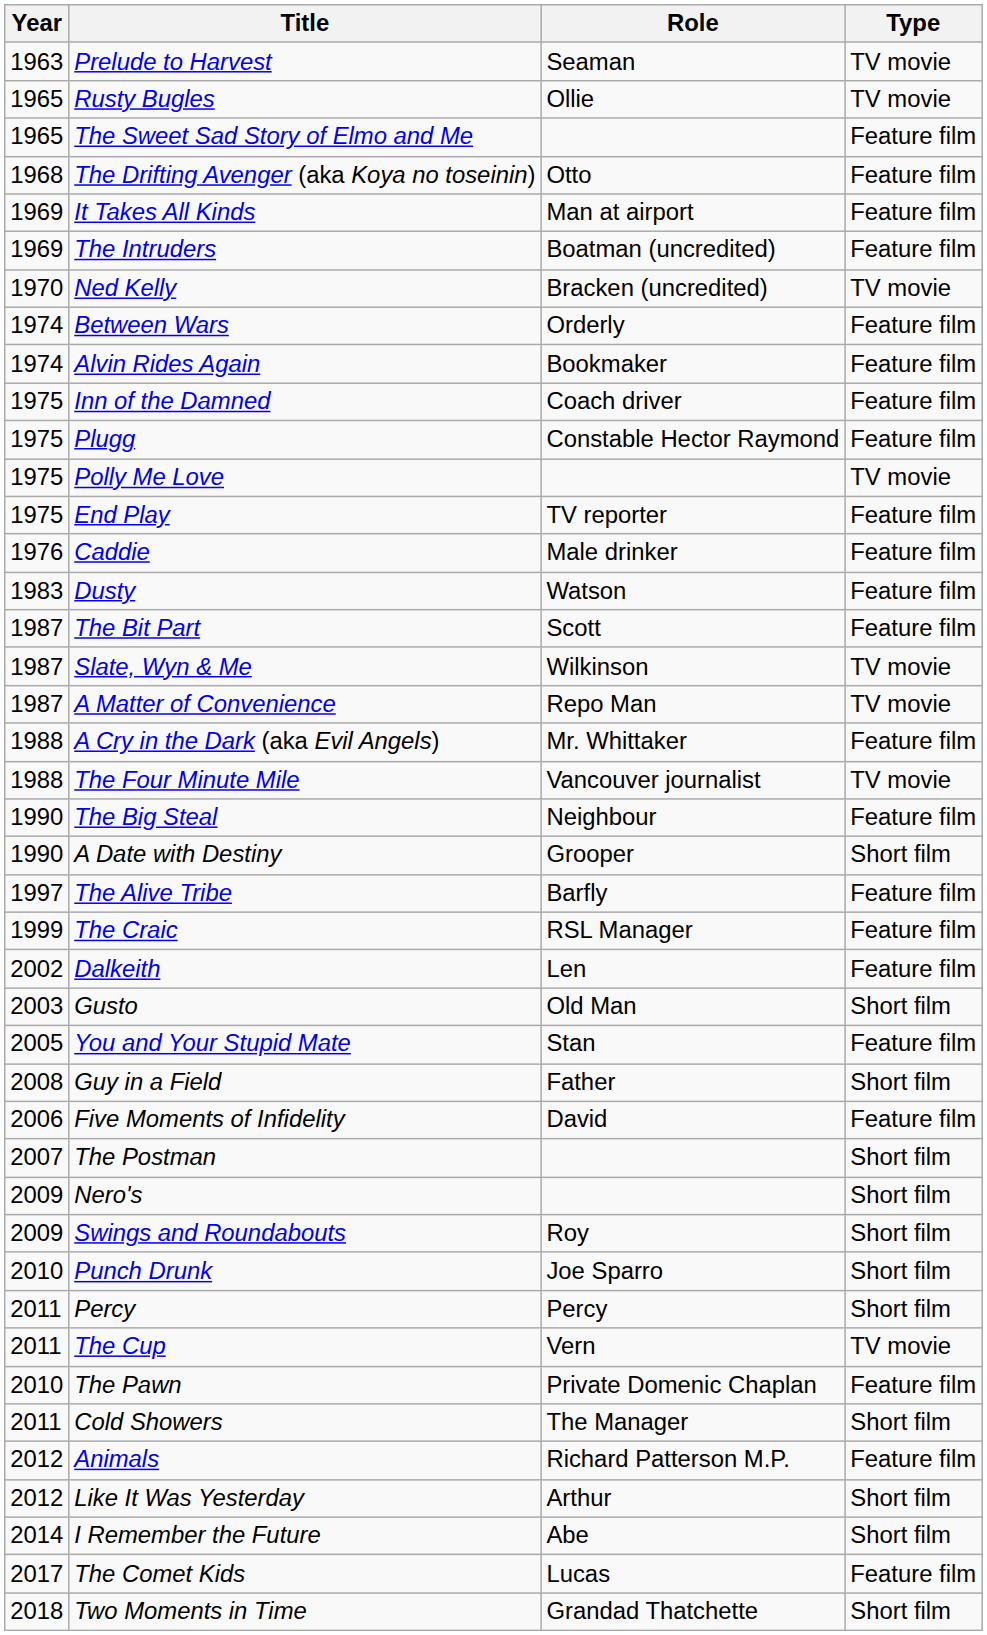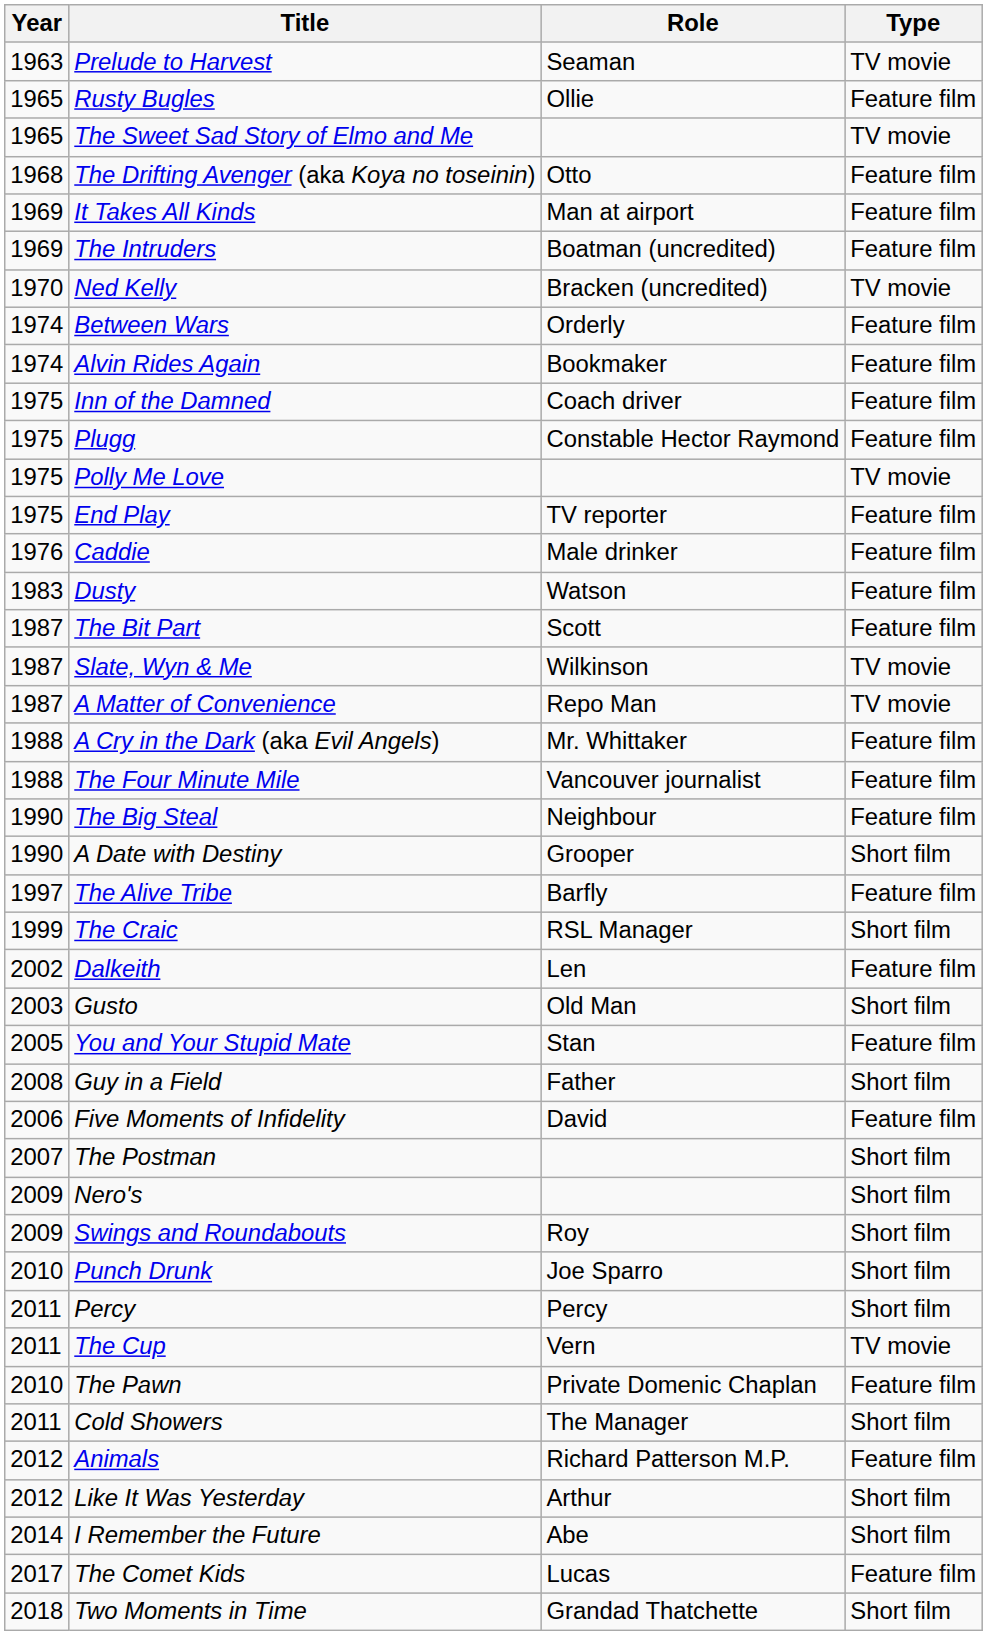(901, 99) TV movie -> (913, 99) Feature film
(913, 136) Feature film -> (901, 136) TV movie
(901, 779) TV movie -> (913, 779) Feature film
(913, 930) Feature film -> (901, 930) Short film
